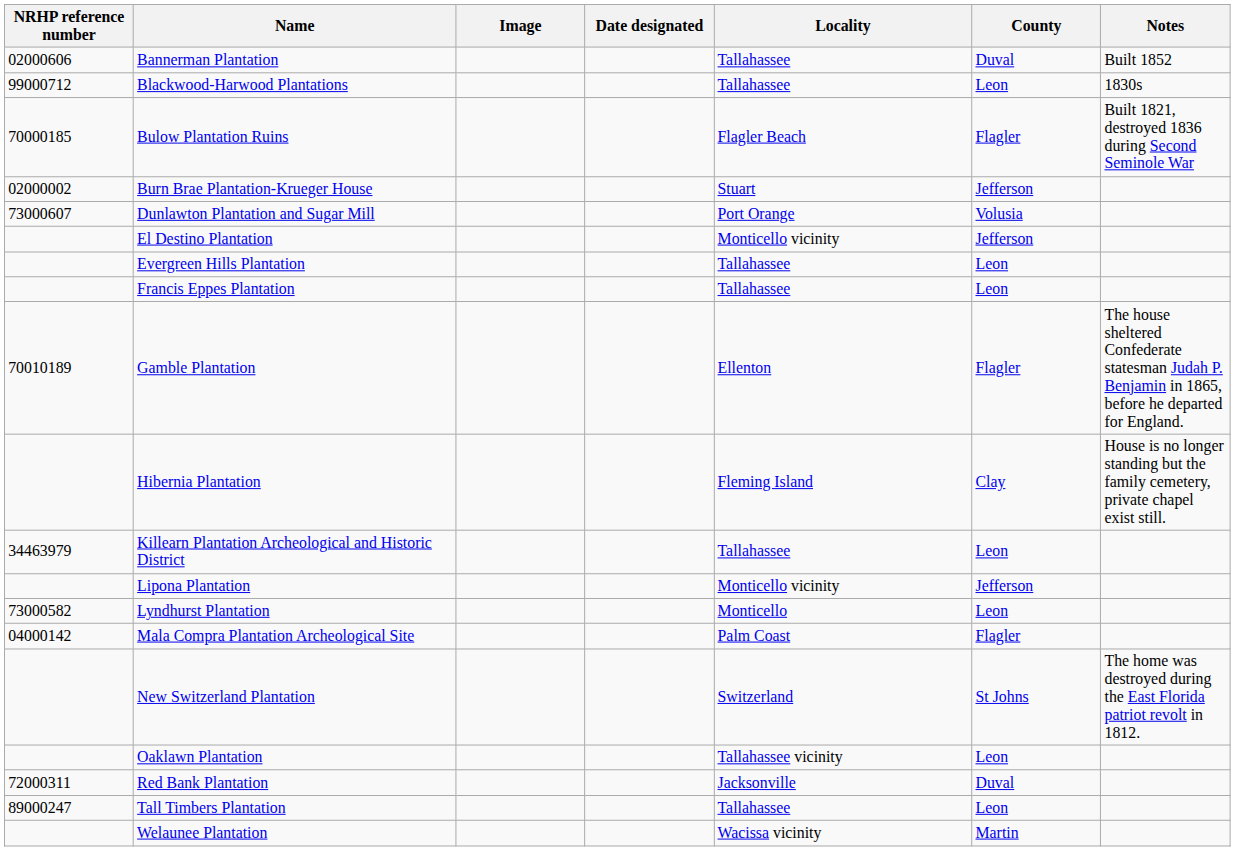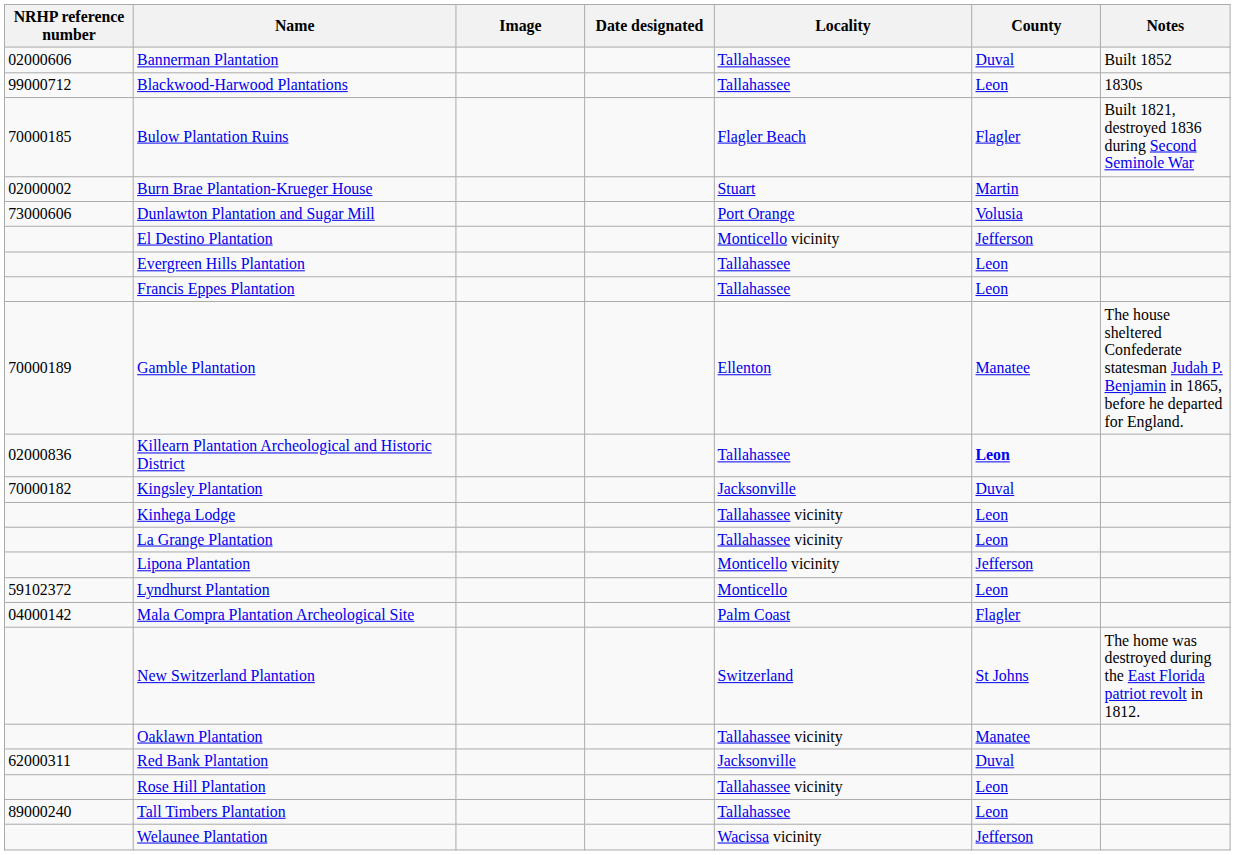(1004, 188) Jefferson -> (997, 188) Martin
(40, 213) 73000607 -> (40, 213) 73000606
(40, 367) 70010189 -> (40, 367) 70000189
(998, 367) Flagler -> (1003, 367) Manatee
- row: (199, 482)
(40, 551) 34463979 -> (40, 455) 02000836
(992, 551) normal -> (993, 455) bold
+ row: (200, 489)
+ row: (186, 514)
+ row: (205, 539)
(40, 610) 73000582 -> (40, 589) 59102372
(992, 757) Leon -> (1003, 736) Manatee
(40, 782) 72000311 -> (40, 761) 62000311
+ row: (201, 786)
(40, 807) 89000247 -> (40, 811) 89000240
(997, 832) Martin -> (1004, 837) Jefferson
